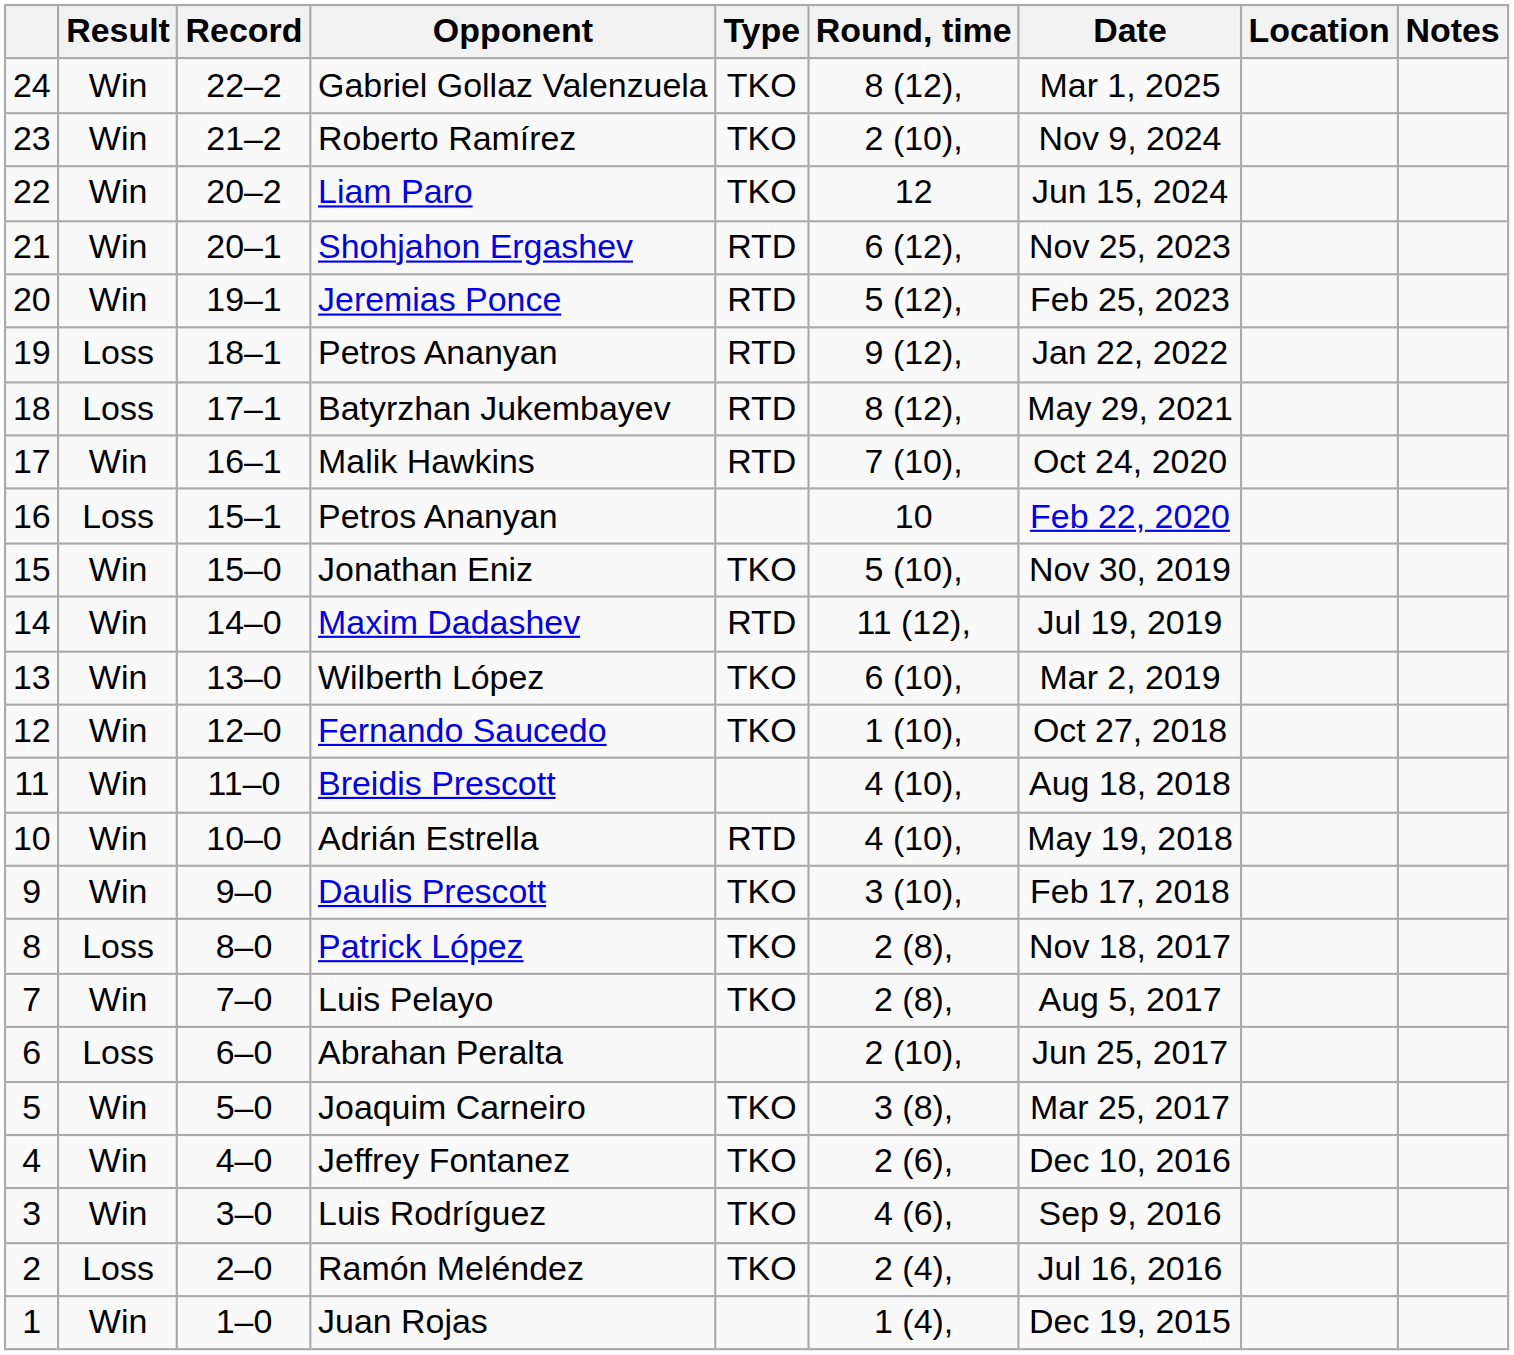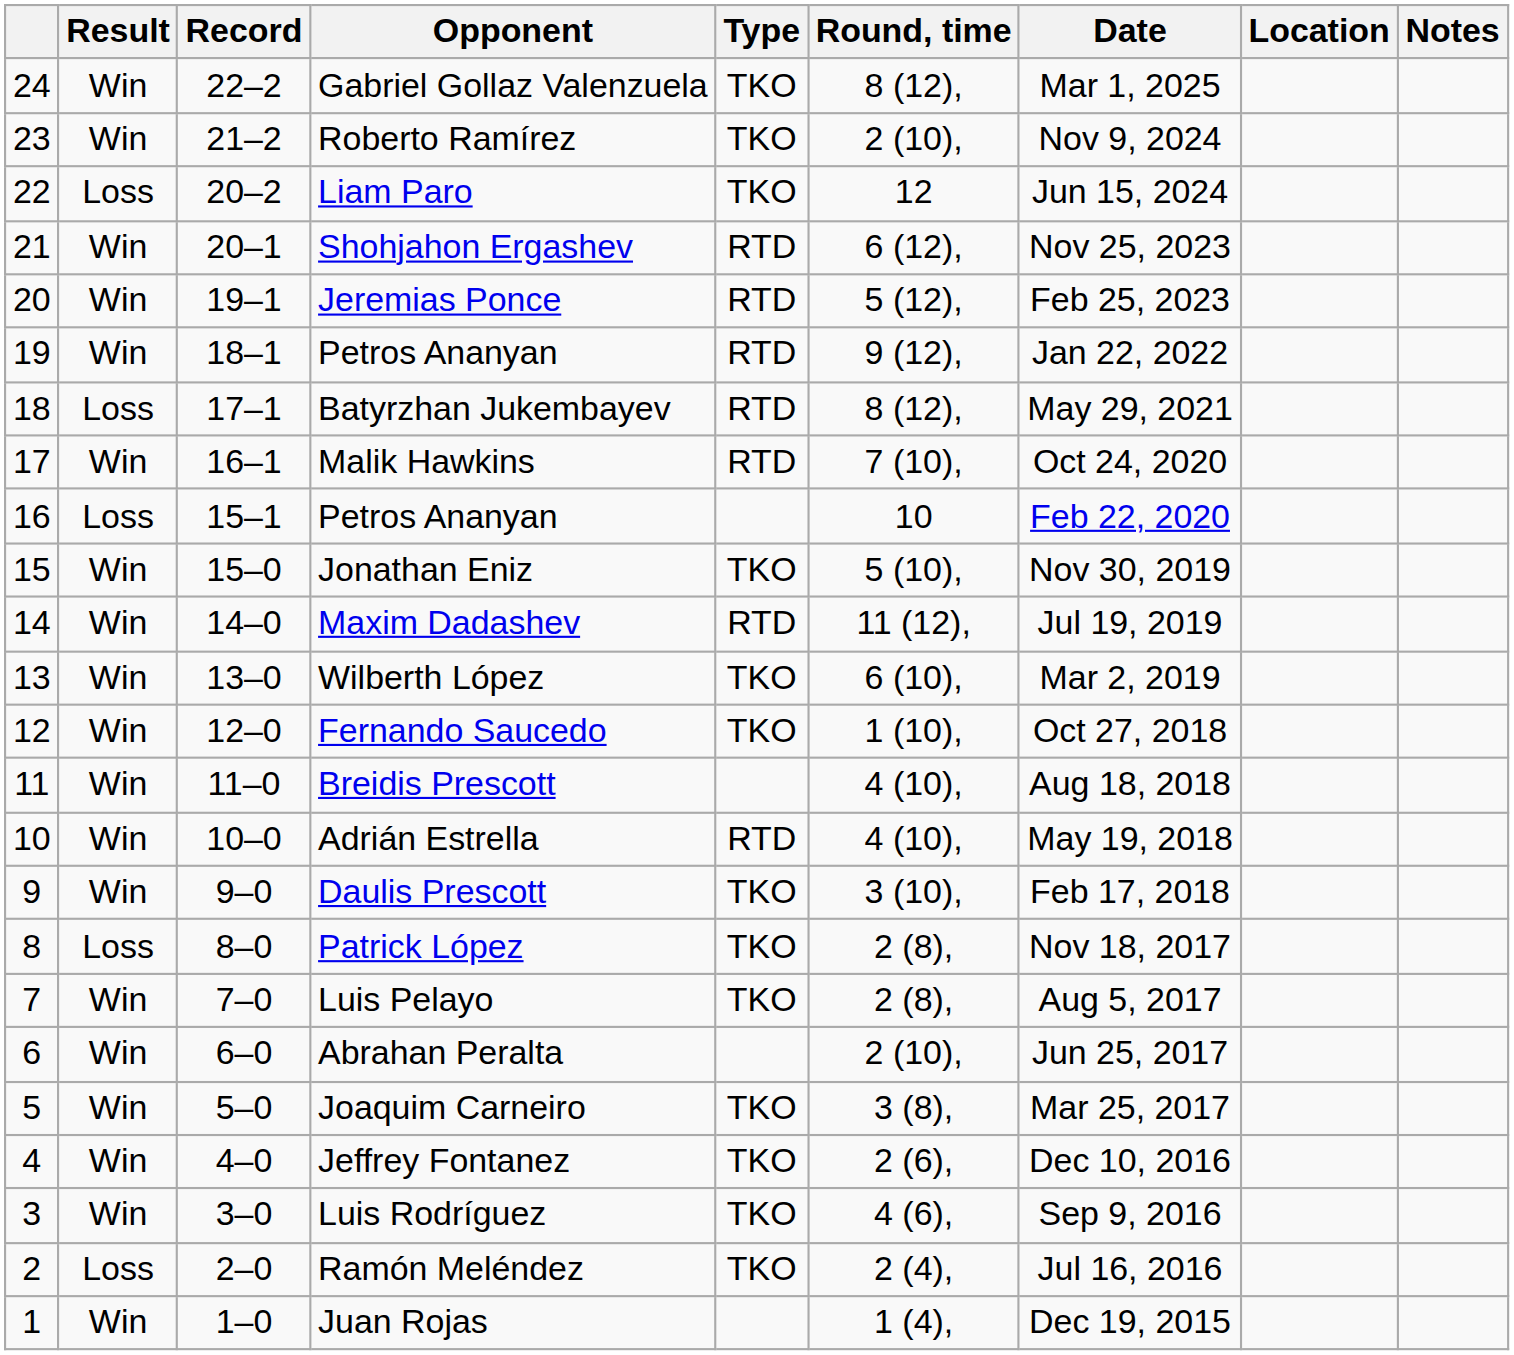(118, 192) Win -> (118, 192) Loss
(118, 354) Loss -> (118, 354) Win
(118, 1053) Loss -> (118, 1053) Win
